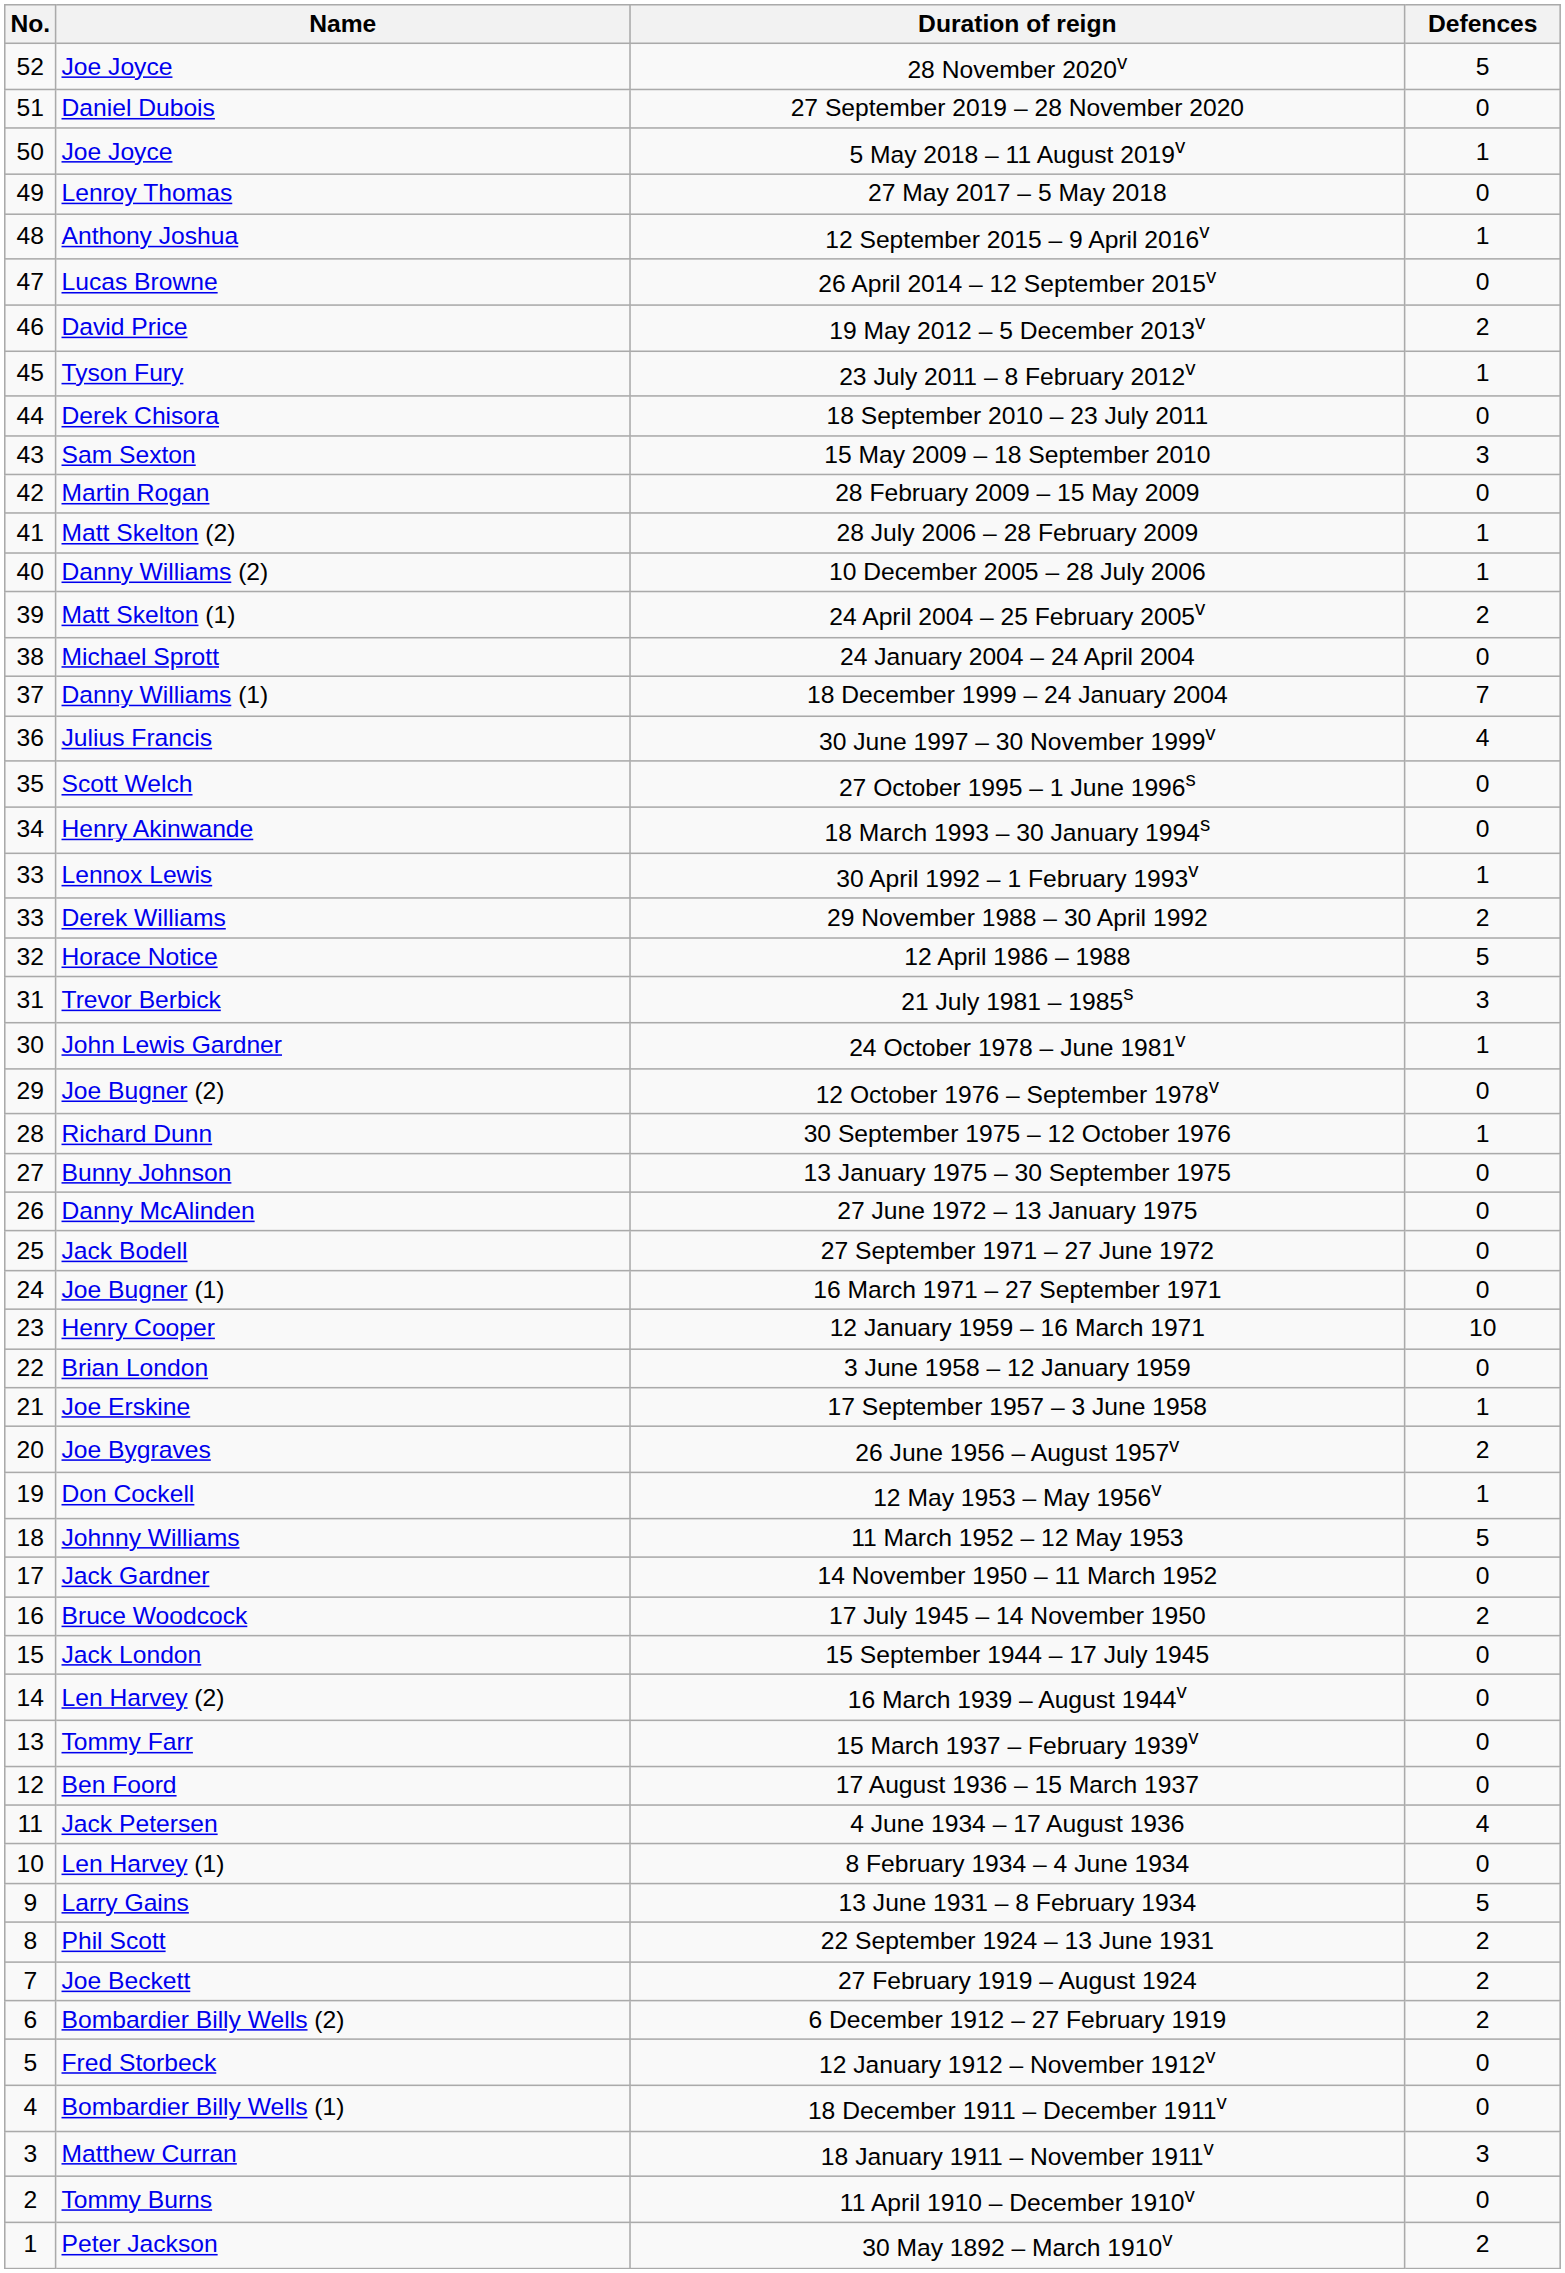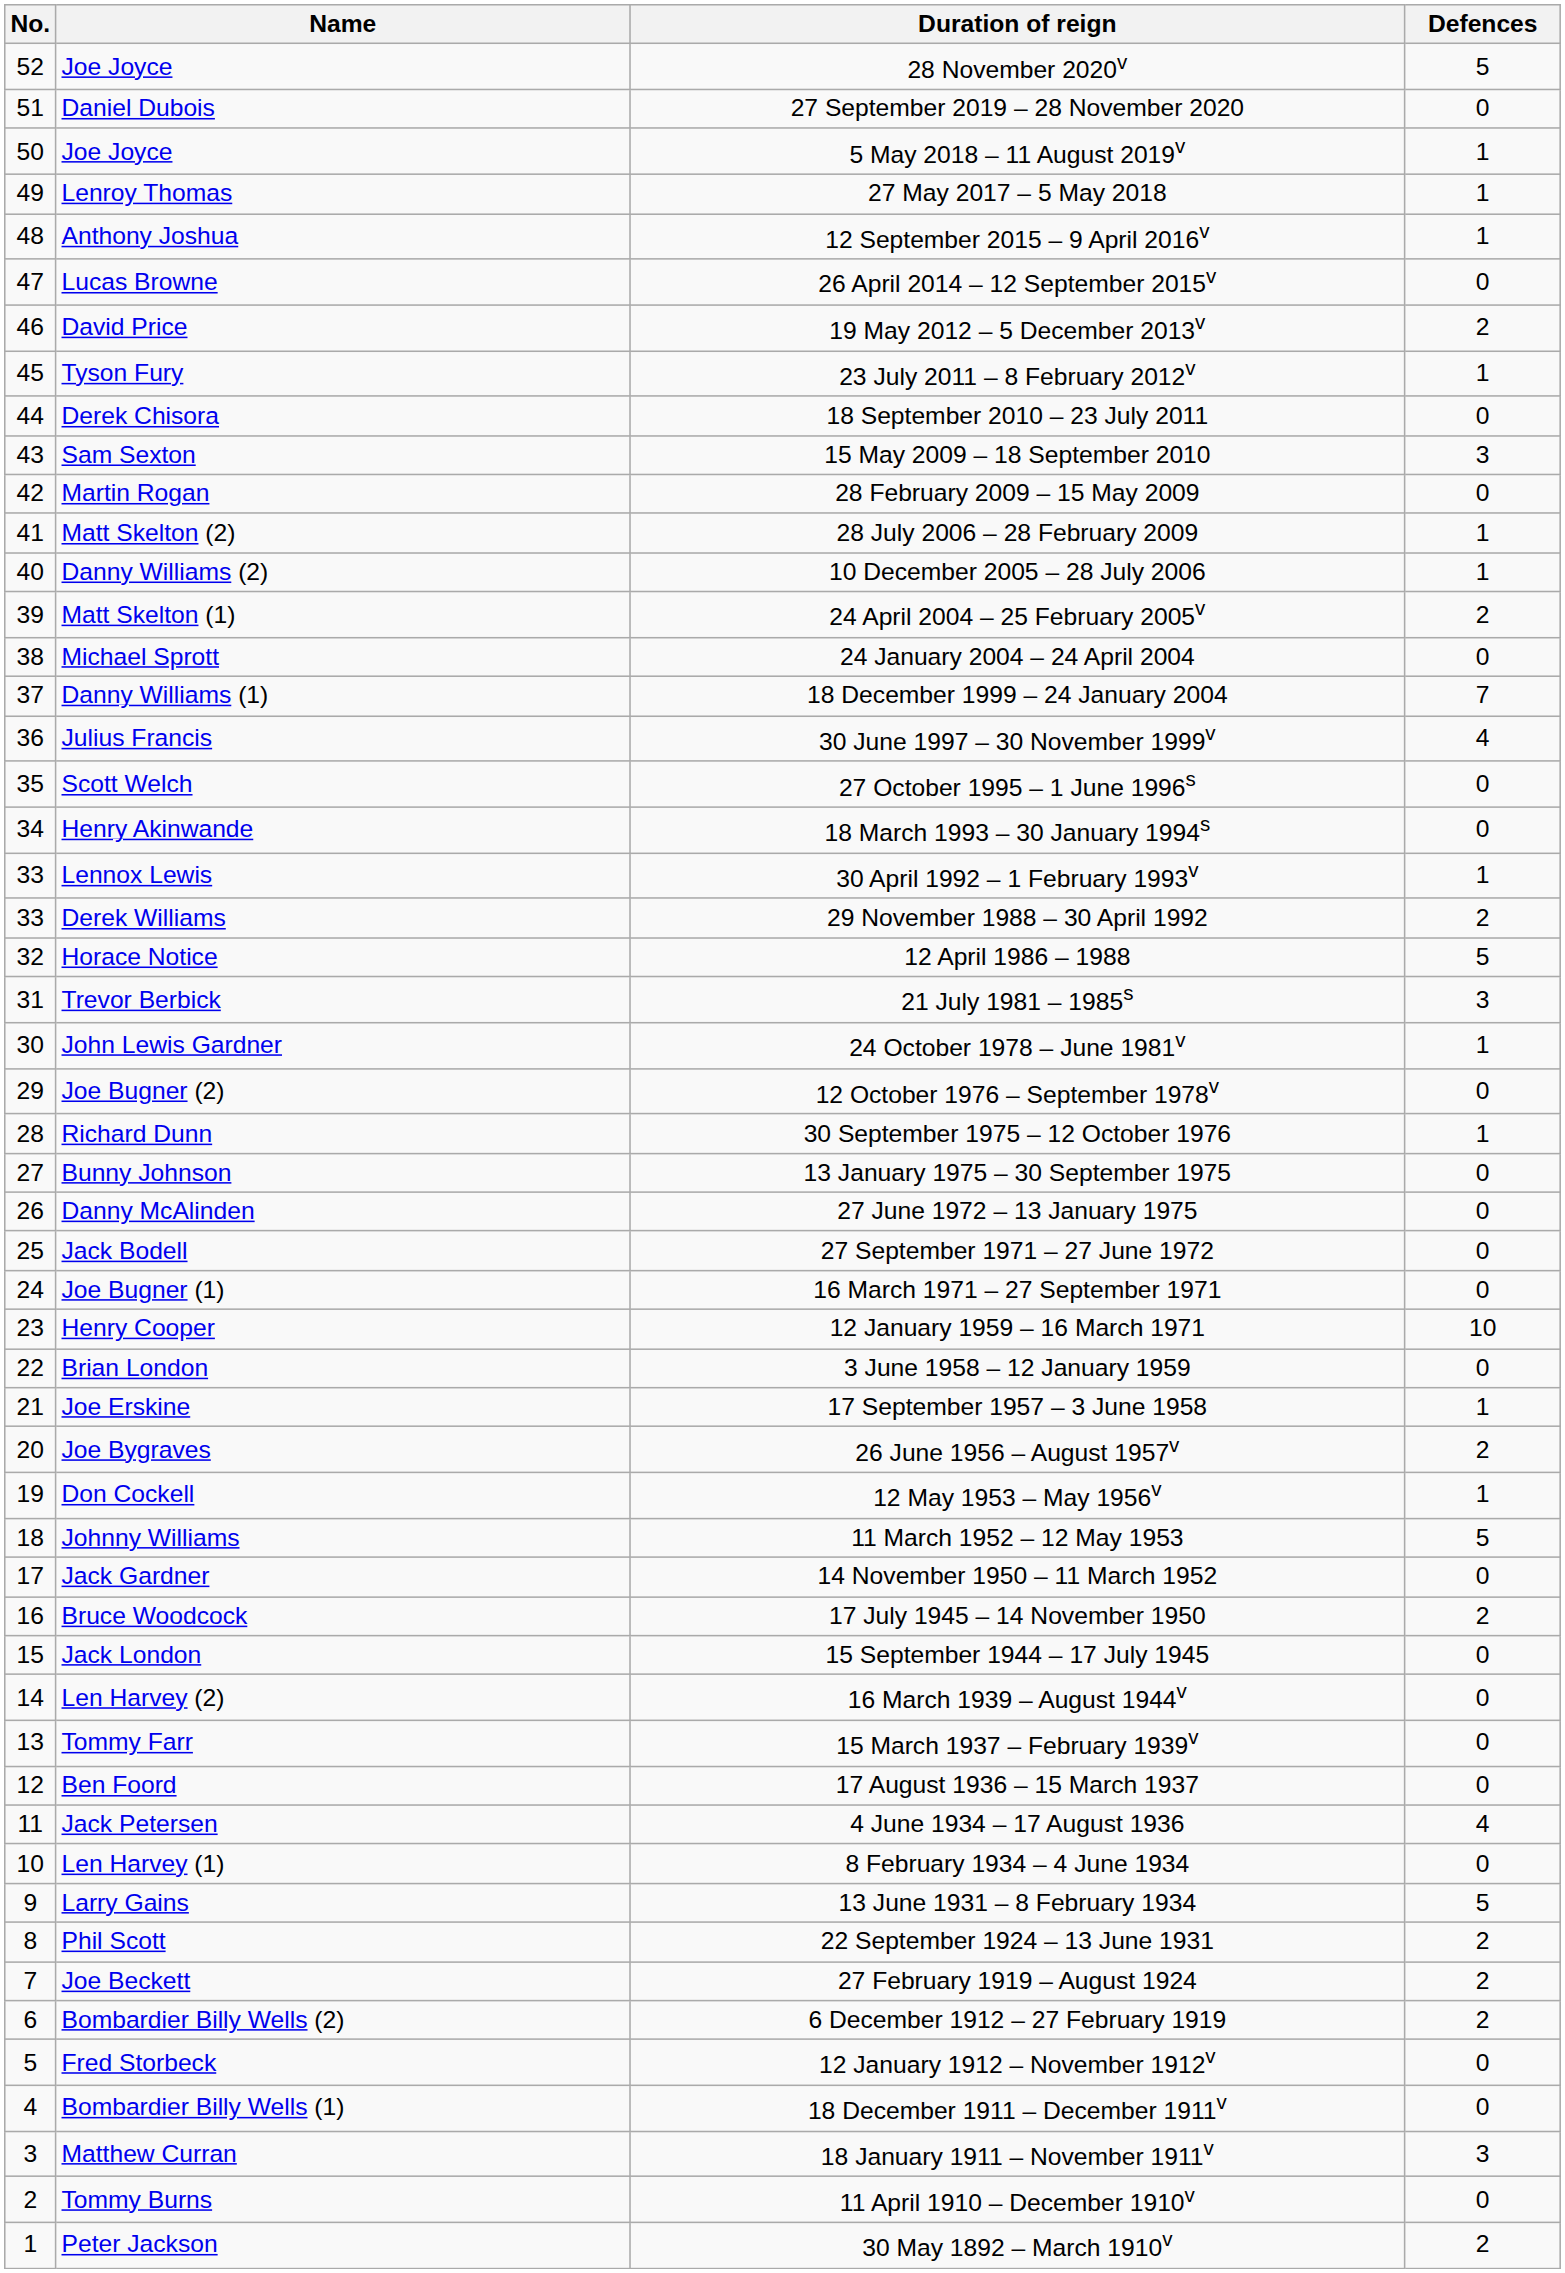(1483, 193) 0 -> (1483, 193) 1
